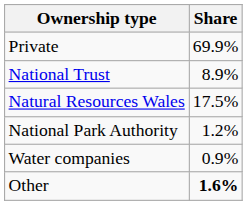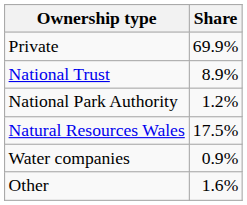rows swapped: (93, 130) <-> (97, 102)
(219, 185) bold -> (220, 185) normal
